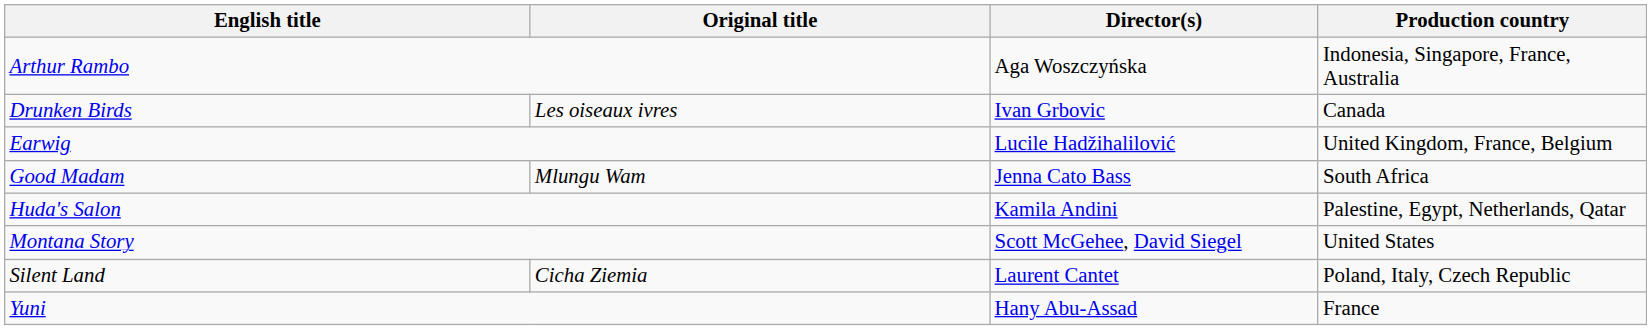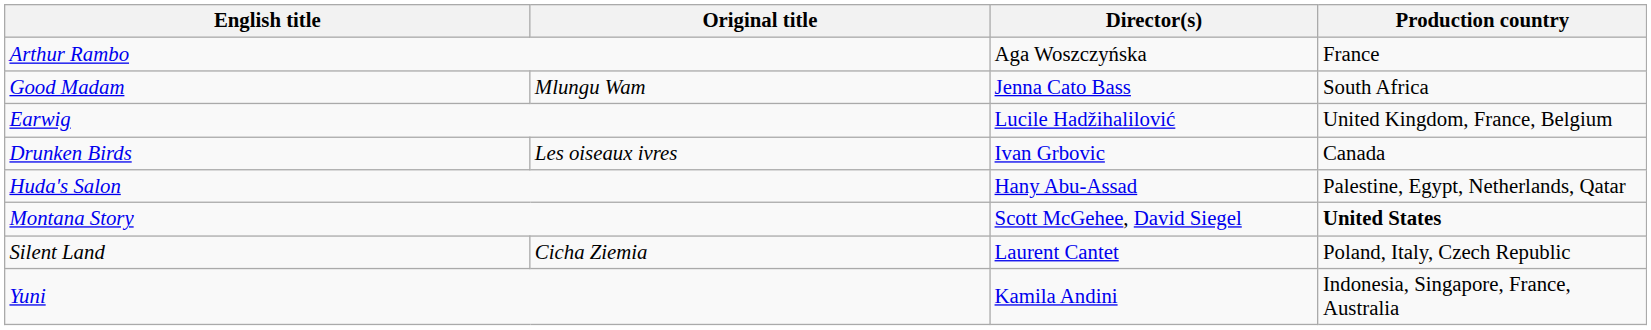(1447, 65) Indonesia, Singapore, France, Australia -> (1351, 53) France
rows swapped: (71, 110) <-> (67, 176)
(1056, 209) Kamila Andini -> (1066, 185) Hany Abu-Assad
(1379, 242) normal -> (1382, 218) bold
(1066, 308) Hany Abu-Assad -> (1056, 296) Kamila Andini
(1351, 308) France -> (1447, 296) Indonesia, Singapore, France, Australia
